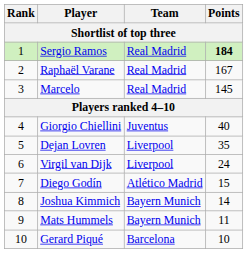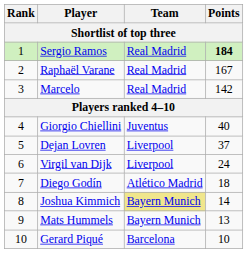(224, 88) 145 -> (224, 88) 142
(224, 145) 35 -> (224, 145) 37
(224, 182) 15 -> (224, 182) 18
(164, 201) no background -> (164, 201) khaki background
(224, 220) 11 -> (224, 220) 13
